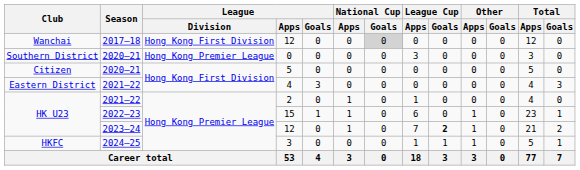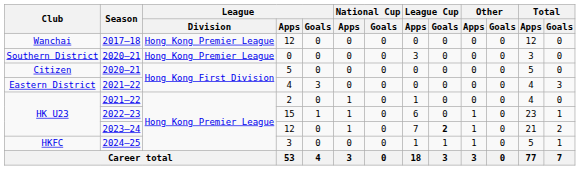(209, 41) Hong Kong First Division -> (209, 41) Hong Kong Premier League
(384, 41) lightgrey background -> (384, 41) no background
